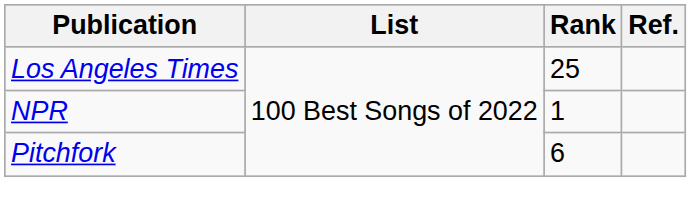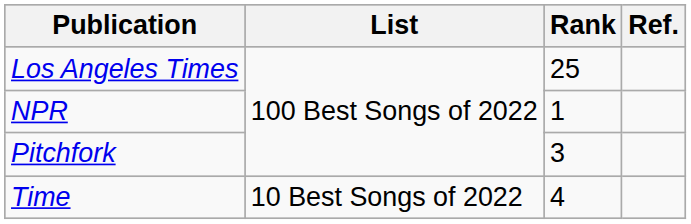(558, 153) 6 -> (558, 153) 3
+ row: (41, 196)
